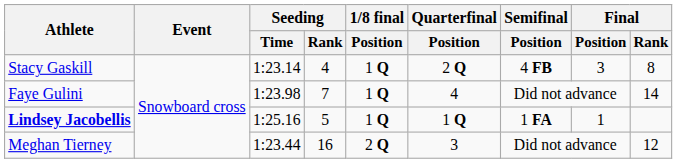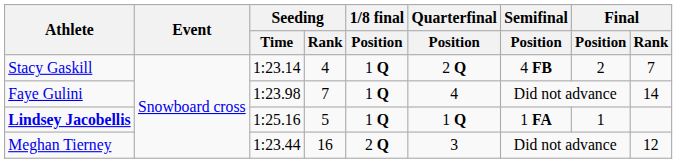(601, 68) 3 -> (601, 68) 2
(651, 68) 8 -> (651, 68) 7
